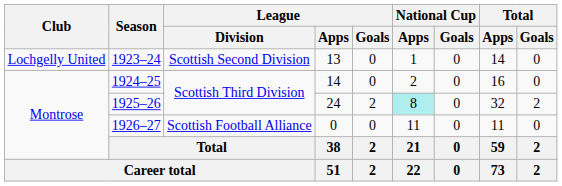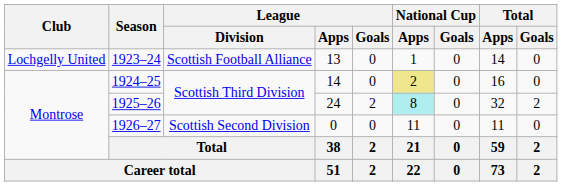(239, 59) Scottish Second Division -> (239, 59) Scottish Football Alliance
(413, 81) no background -> (413, 81) khaki background
(239, 125) Scottish Football Alliance -> (239, 125) Scottish Second Division
